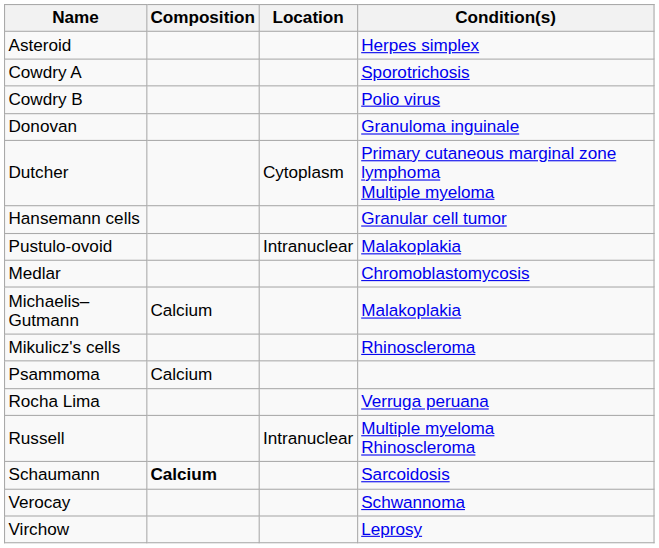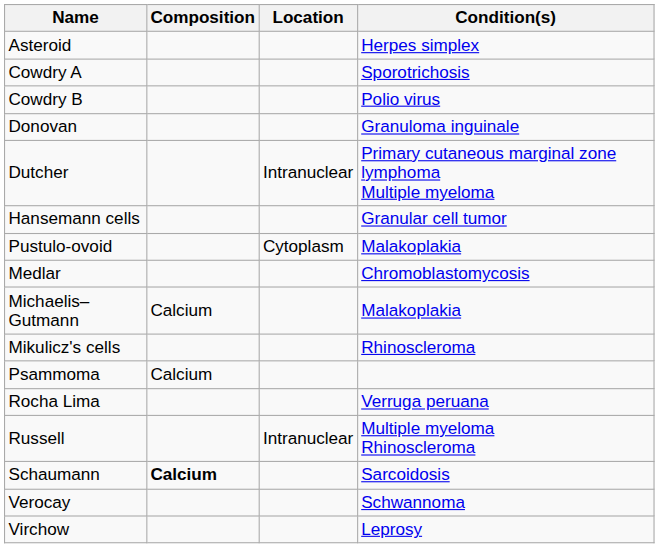(303, 173) Cytoplasm -> (308, 173) Intranuclear
(308, 246) Intranuclear -> (303, 246) Cytoplasm
